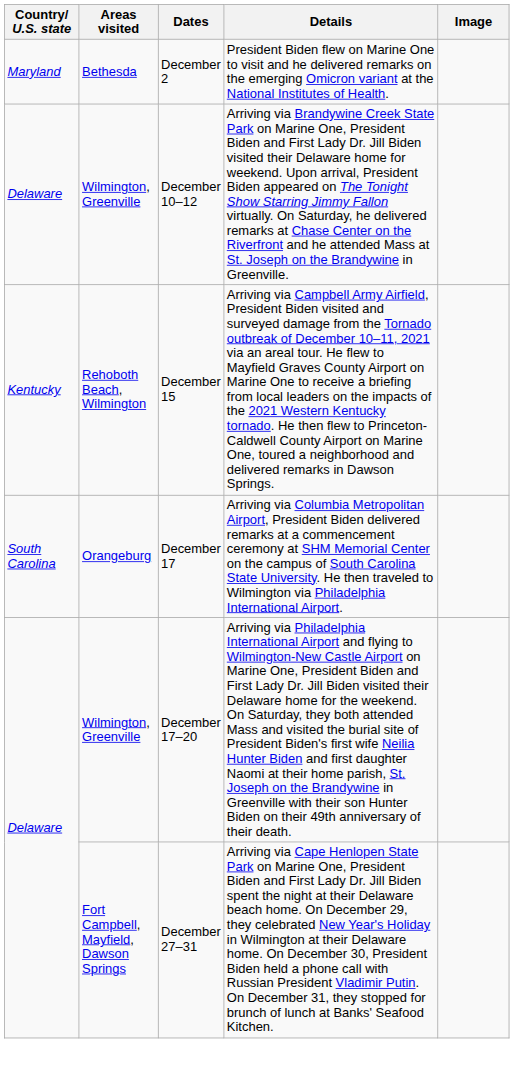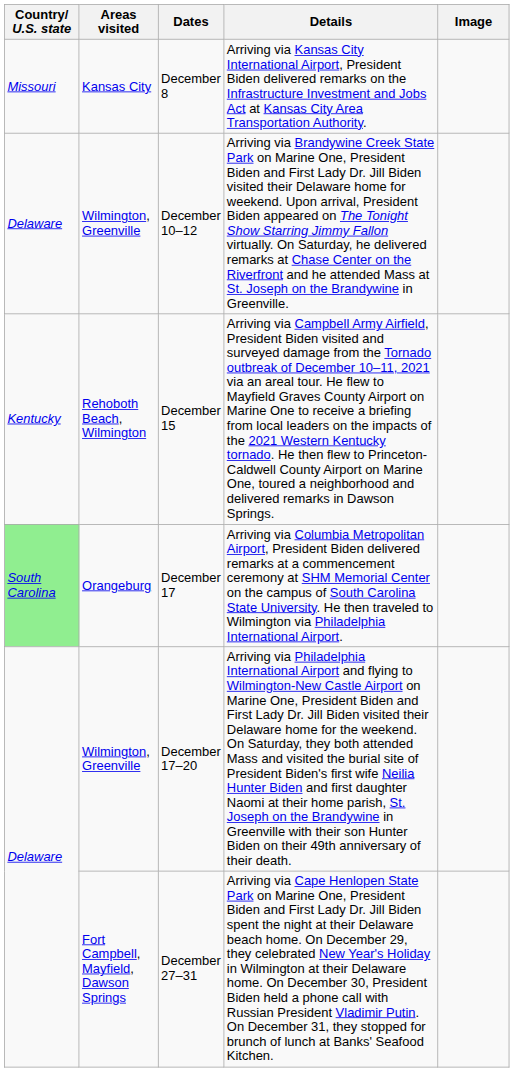- row: (191, 71)
+ row: (191, 86)
(32, 556) no background -> (32, 585) lightgreen background
